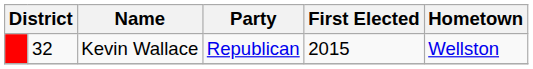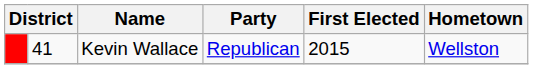(42, 48) 32 -> (42, 48) 41
